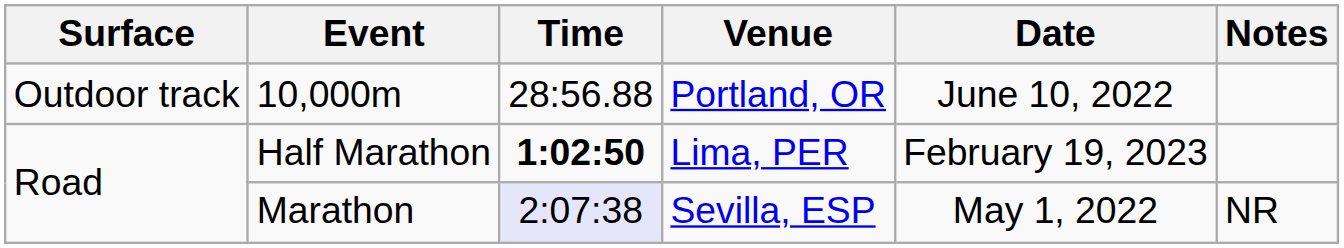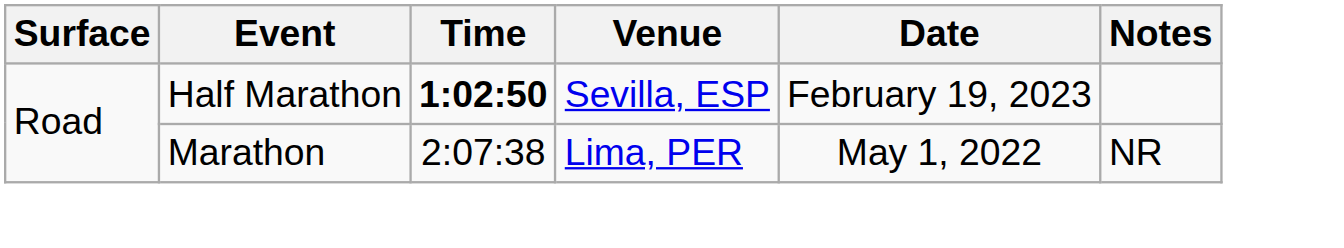- row: (329, 93)
(760, 152) Lima, PER -> (667, 93) Sevilla, ESP
(581, 211) lavender background -> (483, 152) no background
(773, 211) Sevilla, ESP -> (654, 152) Lima, PER
